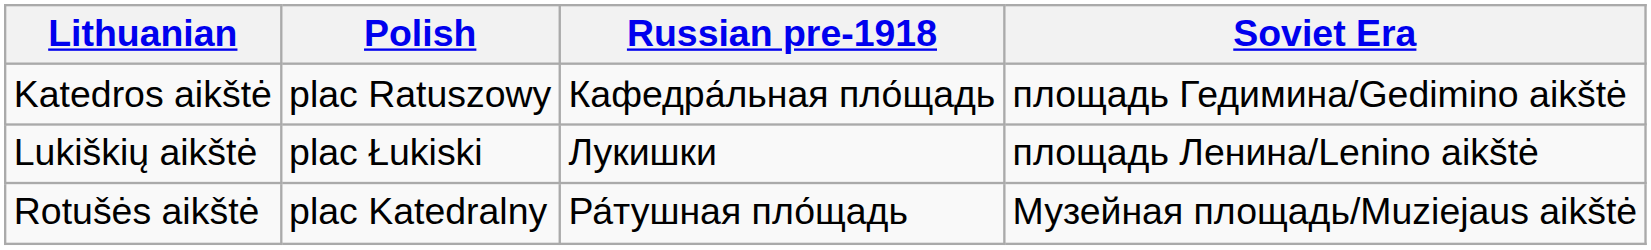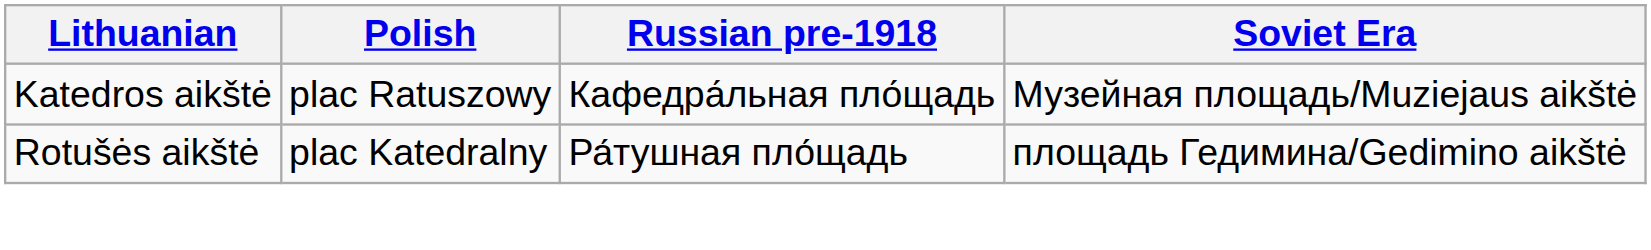(1320, 93) площадь Гедимина/Gedimino aikštė -> (1325, 93) Музейная площадь/Muziejaus aikštė
- row: (136, 152)
(1325, 212) Музейная площадь/Muziejaus aikštė -> (1320, 152) площадь Гедимина/Gedimino aikštė
